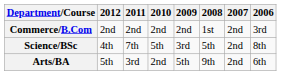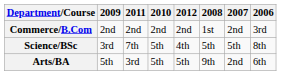columns swapped: (110, 12) <-> (187, 12)
(235, 45) 2nd -> (234, 45) 5th
(158, 62) 2nd -> (157, 62) 5th
